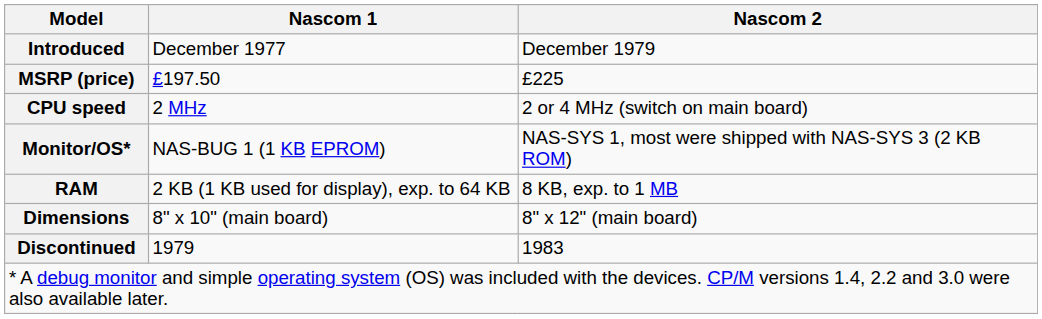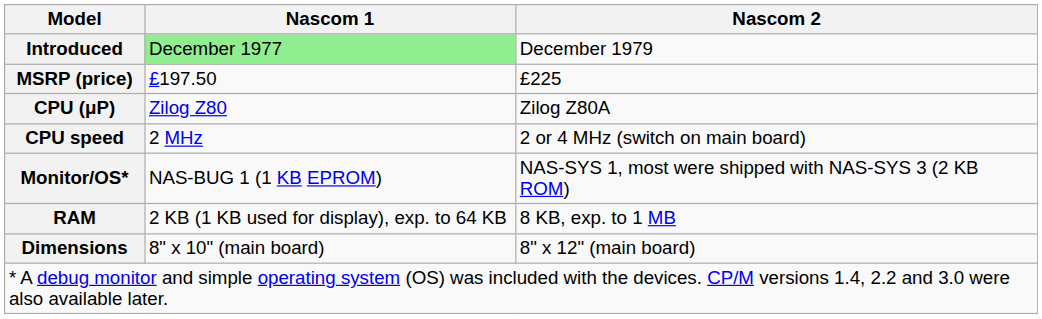(219, 49) no background -> (215, 49) lightgreen background
+ row: (75, 108)
- row: (76, 248)
